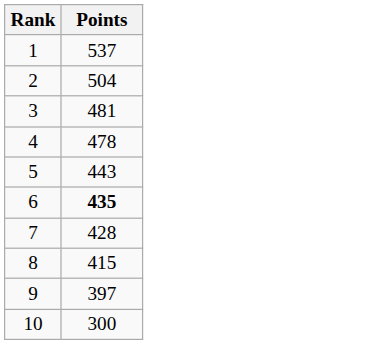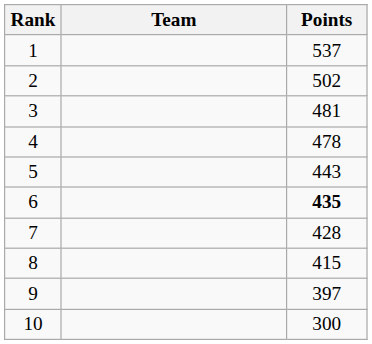+ column: (174, 19)
(102, 80) 504 -> (327, 80) 502
